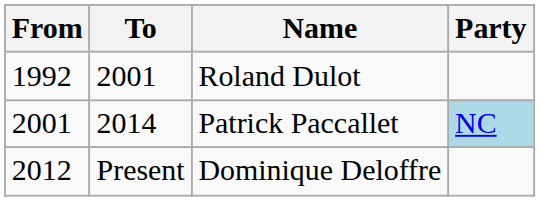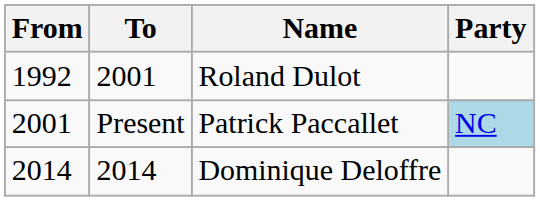(126, 123) 2014 -> (141, 123) Present
(42, 170) 2012 -> (42, 170) 2014
(141, 170) Present -> (126, 170) 2014
